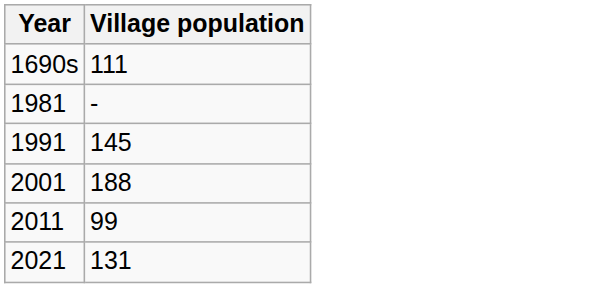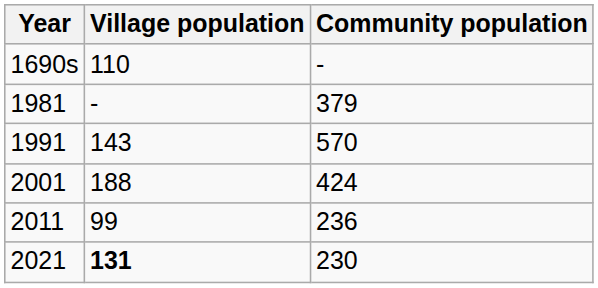+ column: (452, 24)
(109, 63) 111 -> (110, 63) 110
(111, 143) 145 -> (111, 143) 143
(111, 261) normal -> (111, 261) bold
